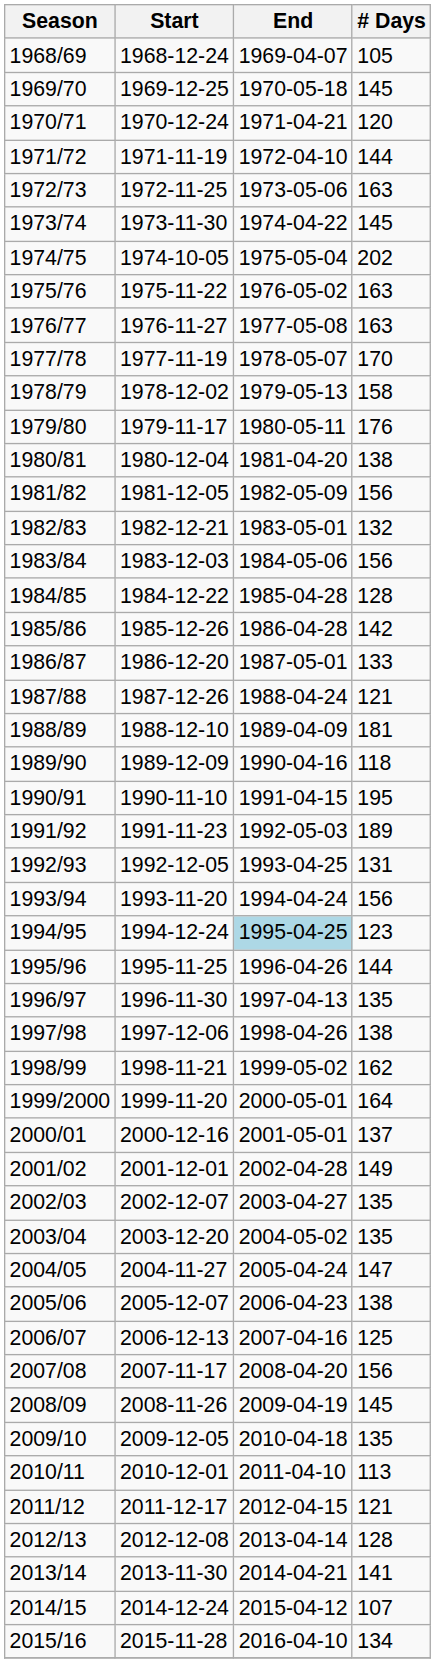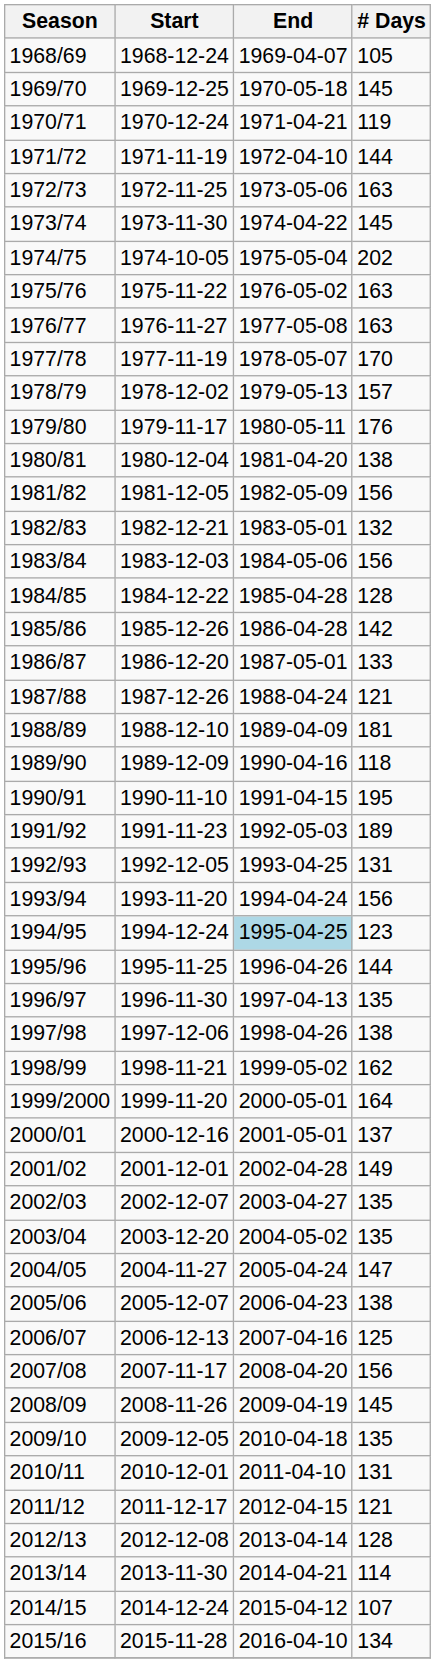(375, 122) 120 -> (374, 122) 119
(375, 392) 158 -> (375, 392) 157
(374, 1472) 113 -> (375, 1472) 131
(375, 1573) 141 -> (374, 1573) 114
